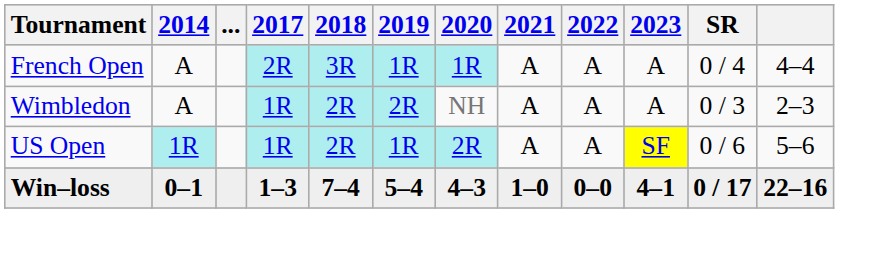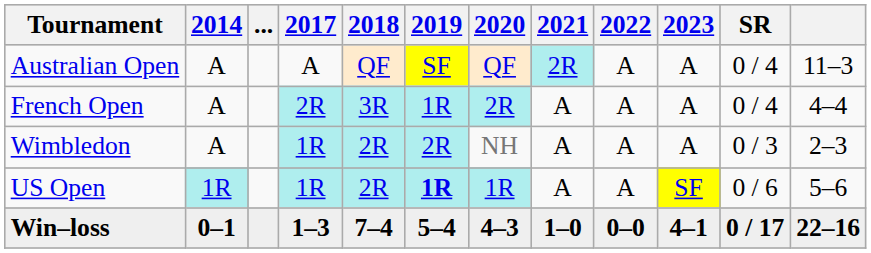+ row: (95, 65)
(467, 65) 1R -> (500, 106) 2R
(404, 146) normal -> (437, 187) bold
(467, 146) 2R -> (500, 187) 1R
